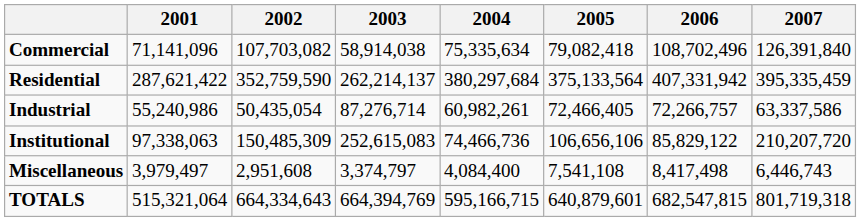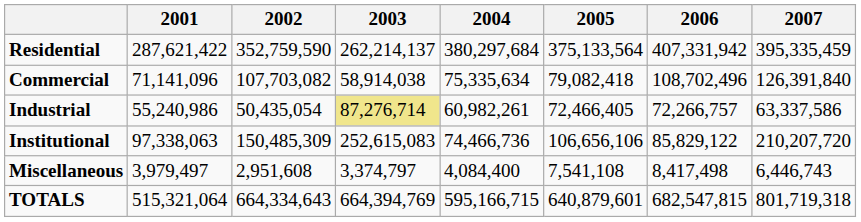rows swapped: (54, 79) <-> (59, 49)
(383, 110) no background -> (383, 110) khaki background
